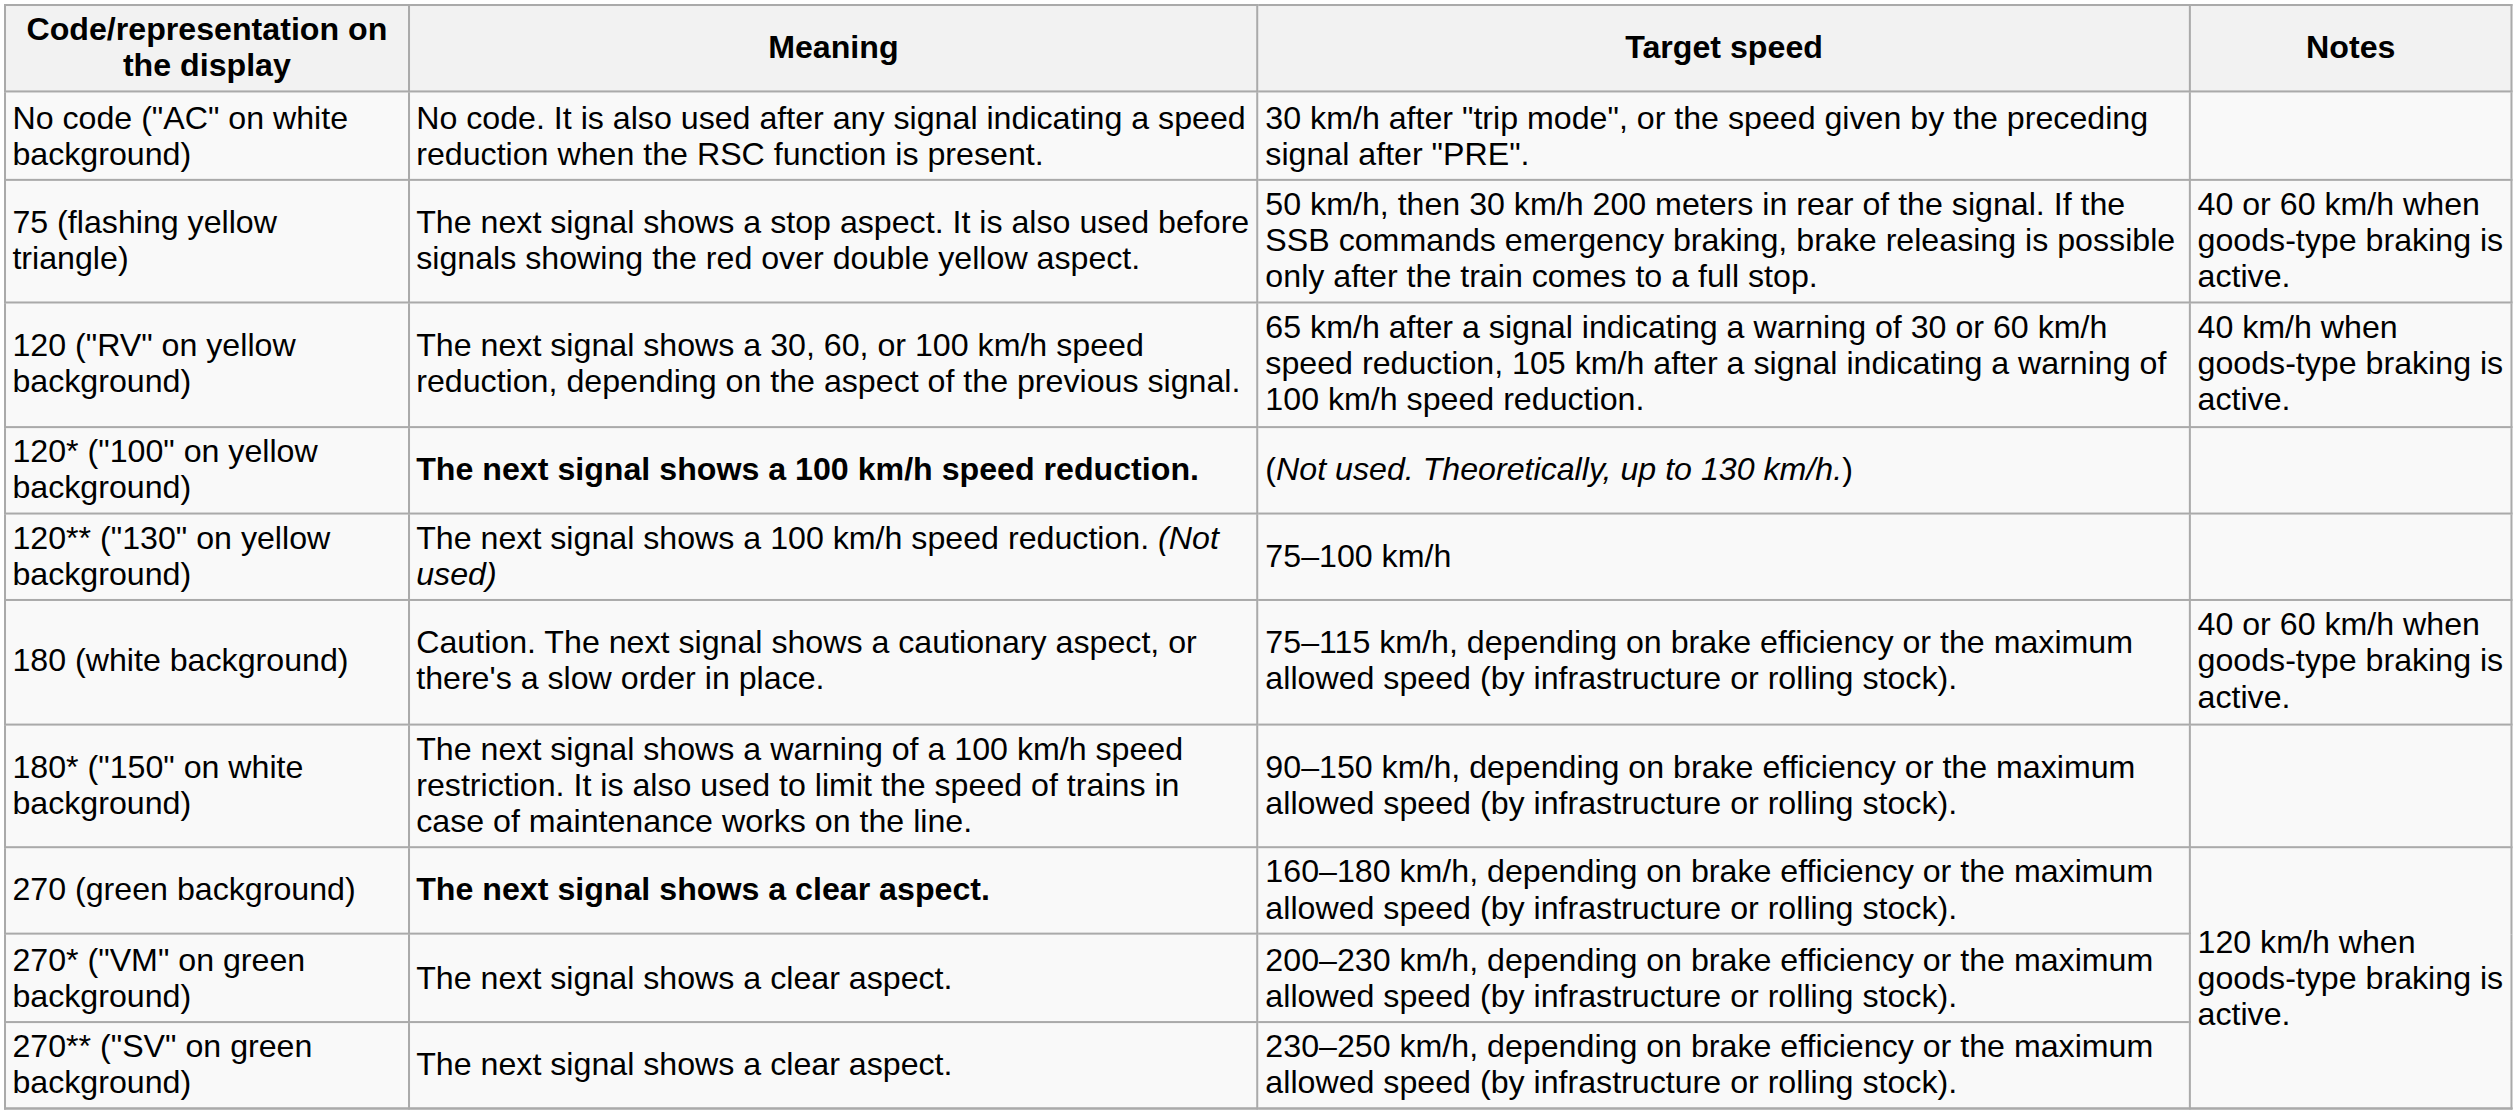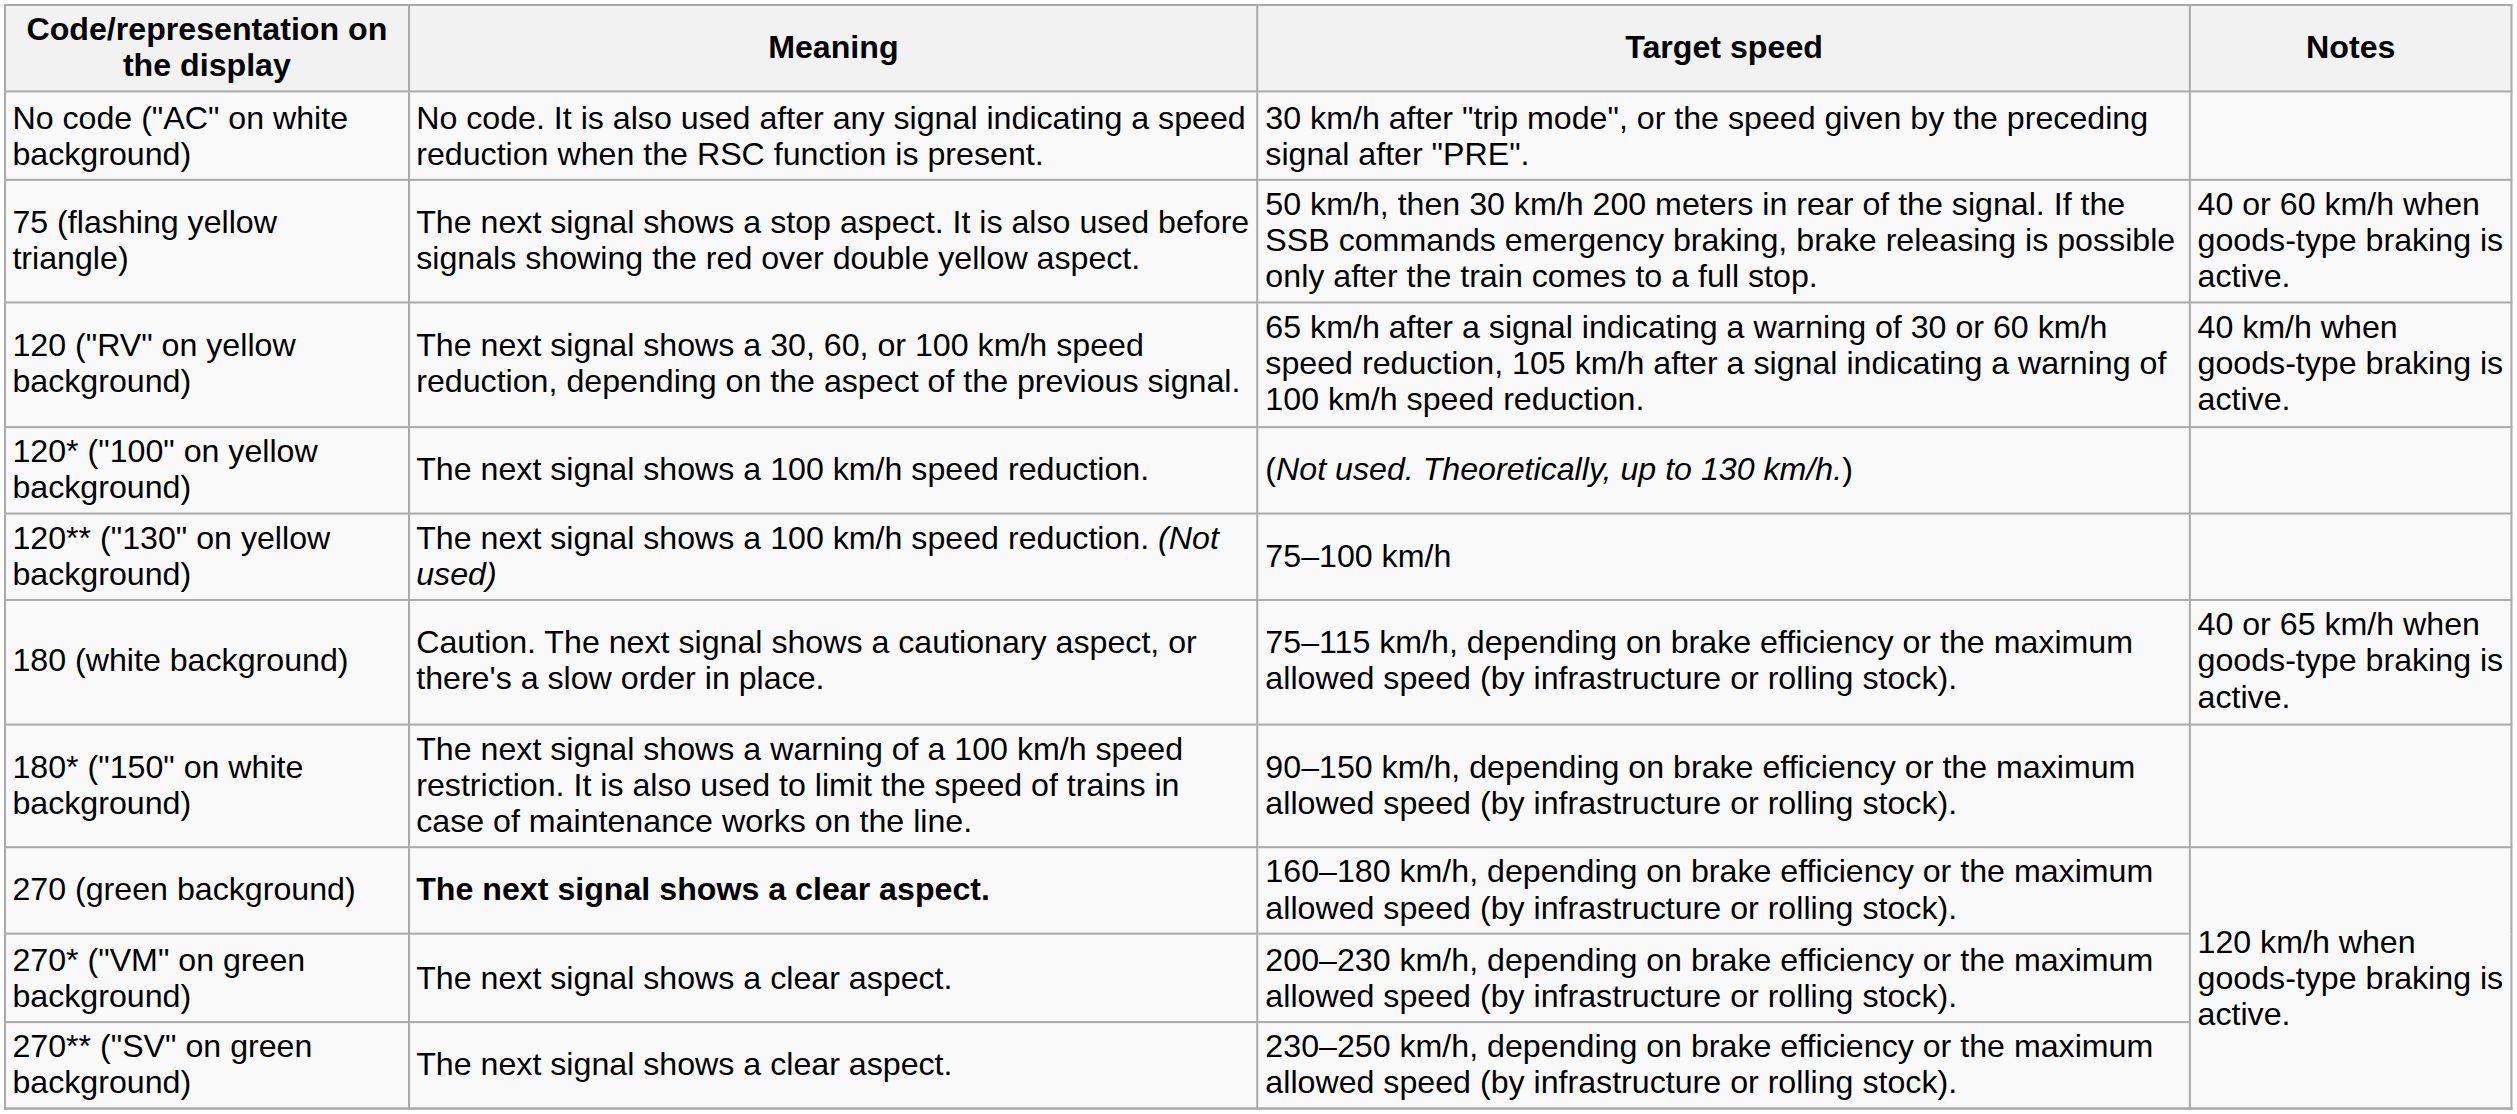(808, 469) bold -> (783, 469) normal
(2350, 661) 40 or 60 km/h when goods-type braking is active. -> (2350, 661) 40 or 65 km/h when goods-type braking is active.
